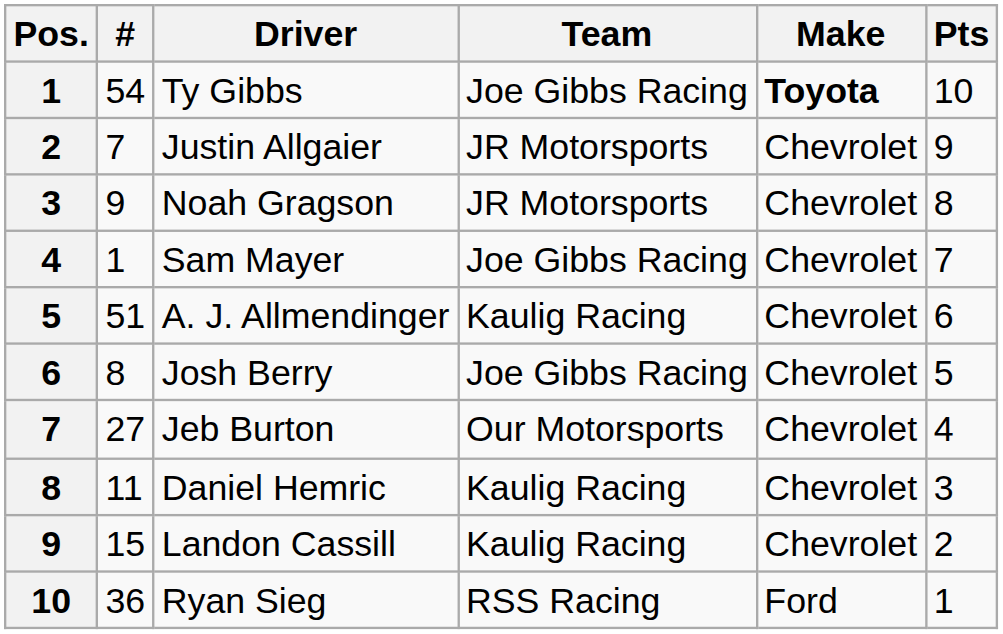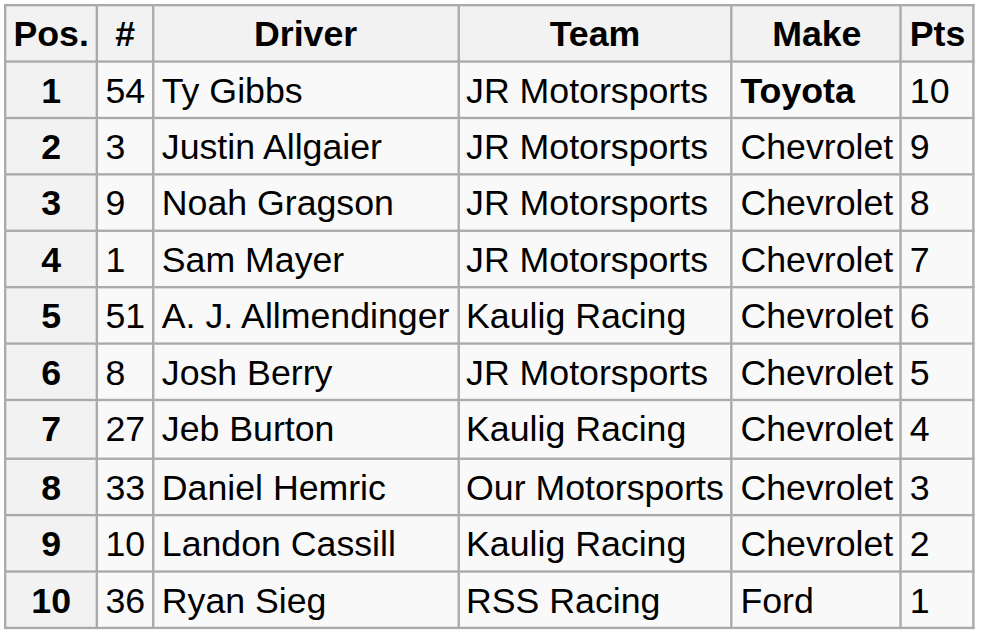(607, 90) Joe Gibbs Racing -> (587, 90) JR Motorsports
(115, 147) 7 -> (115, 147) 3
(607, 260) Joe Gibbs Racing -> (587, 260) JR Motorsports
(607, 373) Joe Gibbs Racing -> (587, 373) JR Motorsports
(595, 429) Our Motorsports -> (576, 429) Kaulig Racing
(124, 486) 11 -> (125, 486) 33
(576, 486) Kaulig Racing -> (595, 486) Our Motorsports
(125, 543) 15 -> (125, 543) 10
